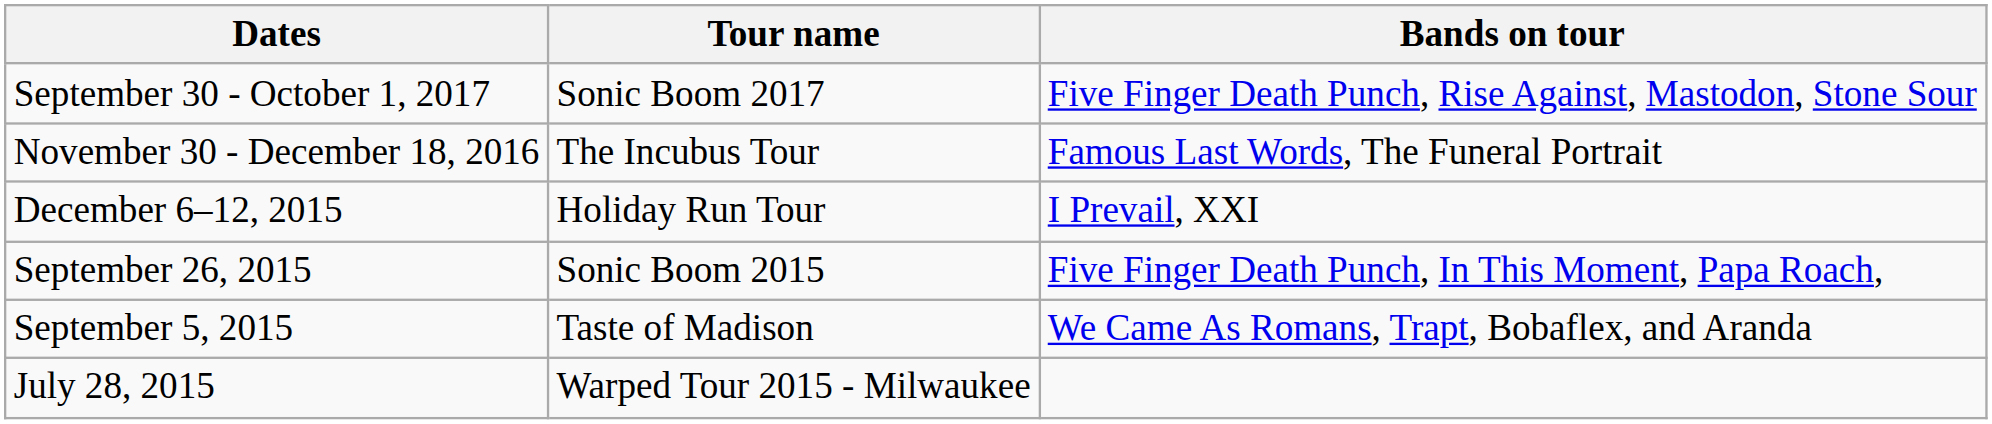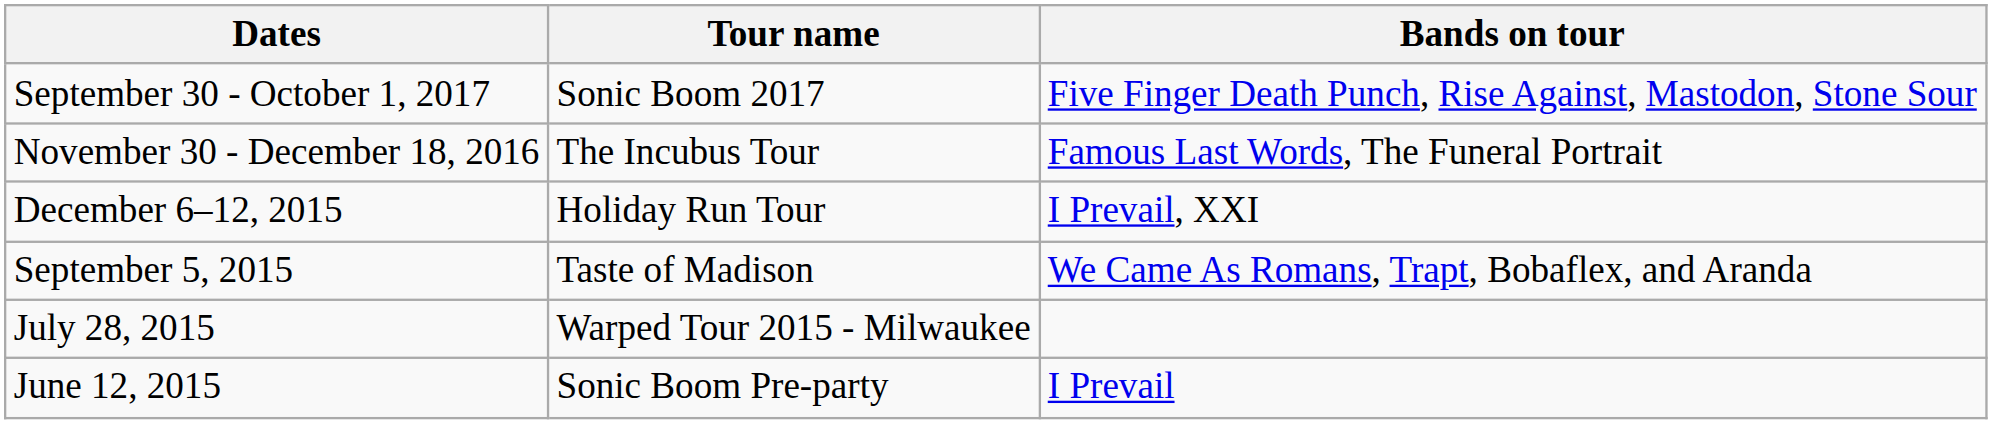- row: (163, 269)
+ row: (117, 387)
